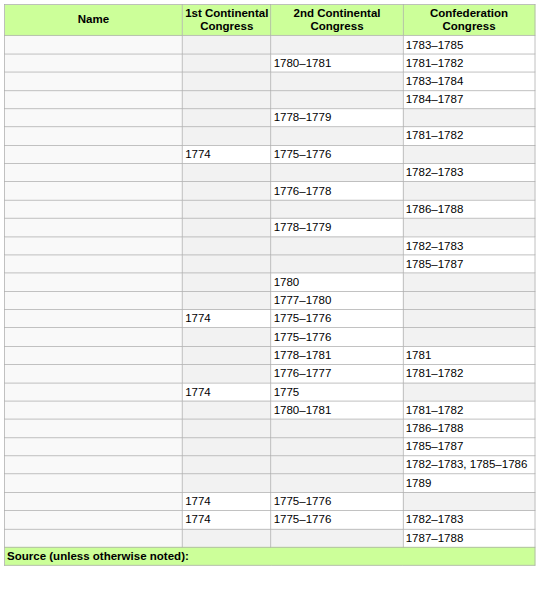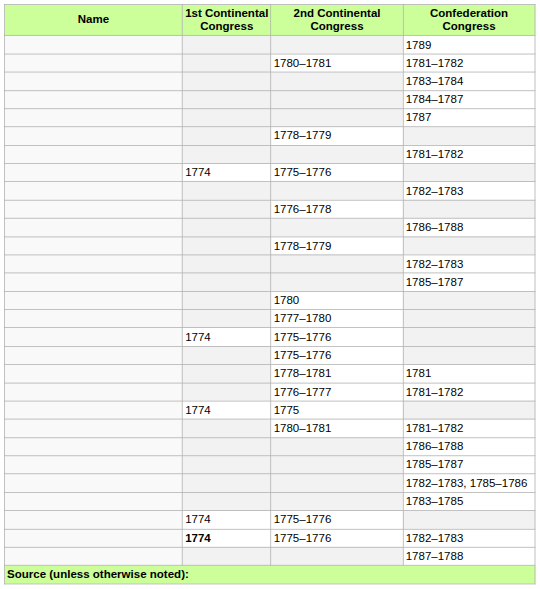rows swapped: (337, 483) <-> (337, 45)
+ row: (337, 118)
(198, 519) normal -> (198, 538) bold
